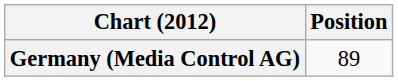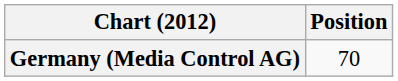(349, 57) 89 -> (349, 57) 70
